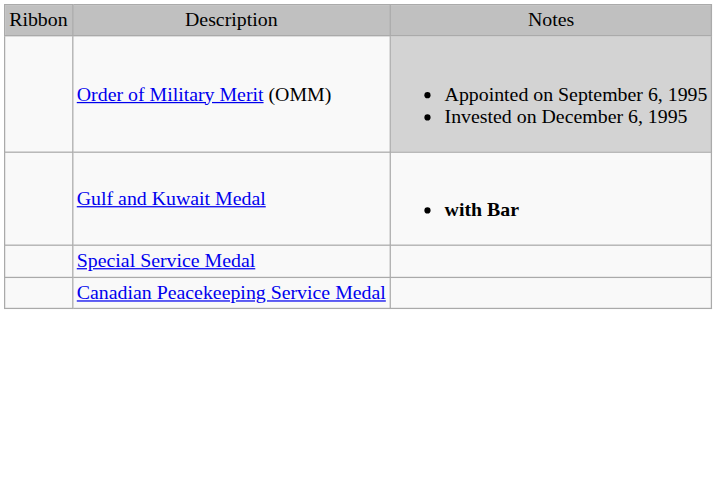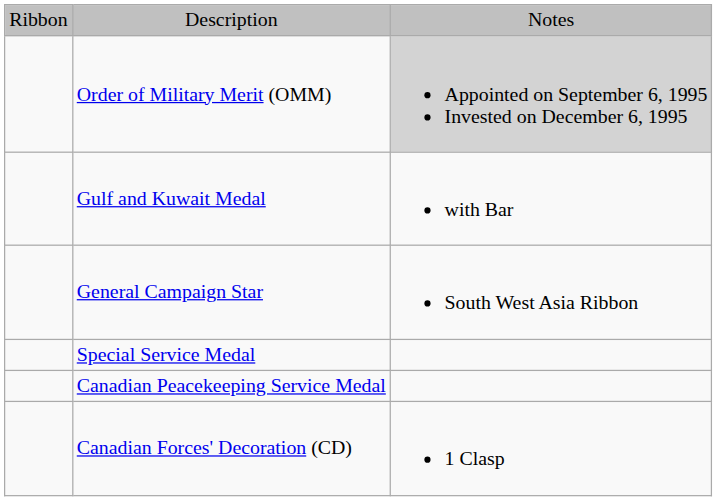(551, 210) bold -> (551, 210) normal
+ row: (170, 291)
+ row: (214, 448)
